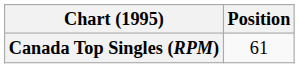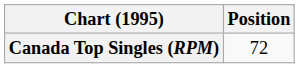(259, 47) 61 -> (259, 47) 72
